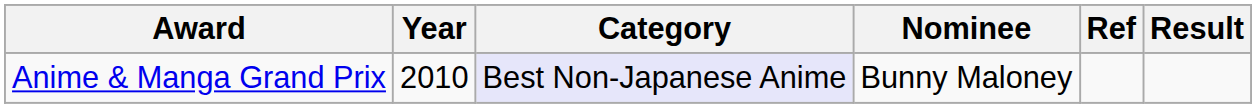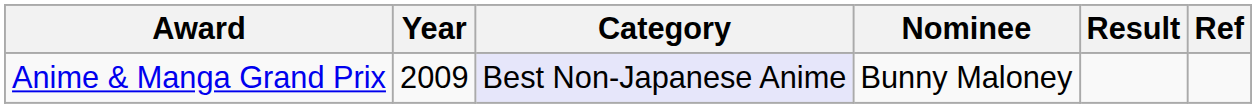columns swapped: (1197, 28) <-> (1111, 28)
(434, 77) 2010 -> (434, 77) 2009
